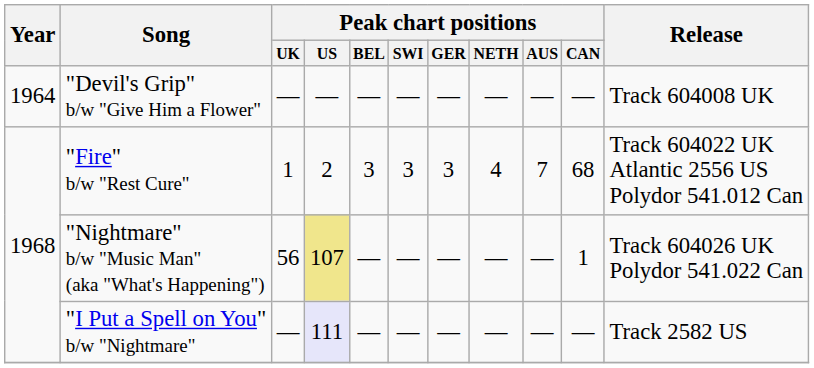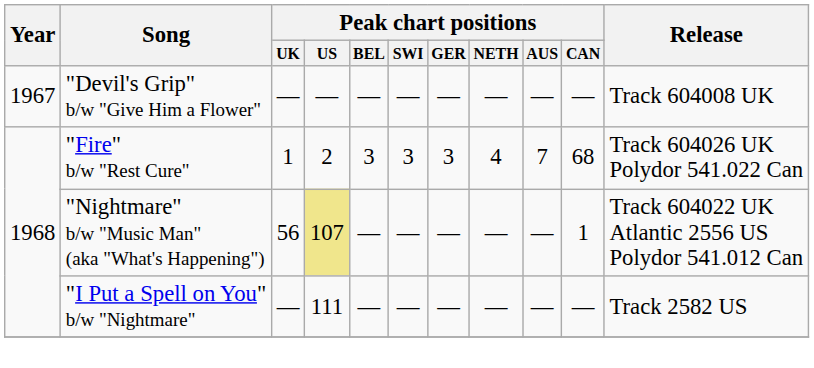(33, 96) 1964 -> (33, 96) 1967
(706, 170) Track 604022 UK Atlantic 2556 US Polydor 541.012 Can -> (706, 157) Track 604026 UK Polydor 541.022 Can
(706, 257) Track 604026 UK Polydor 541.022 Can -> (706, 232) Track 604022 UK Atlantic 2556 US Polydor 541.012 Can
(327, 332) lavender background -> (327, 306) no background
